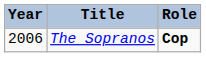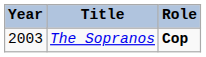(26, 40) 2006 -> (26, 40) 2003
